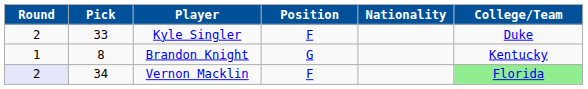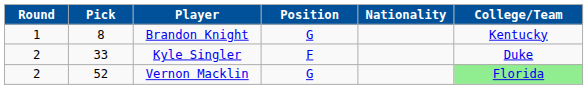rows swapped: (197, 54) <-> (197, 34)
(37, 74) lavender background -> (37, 74) no background
(101, 74) 34 -> (101, 74) 52
(310, 74) F -> (310, 74) G
